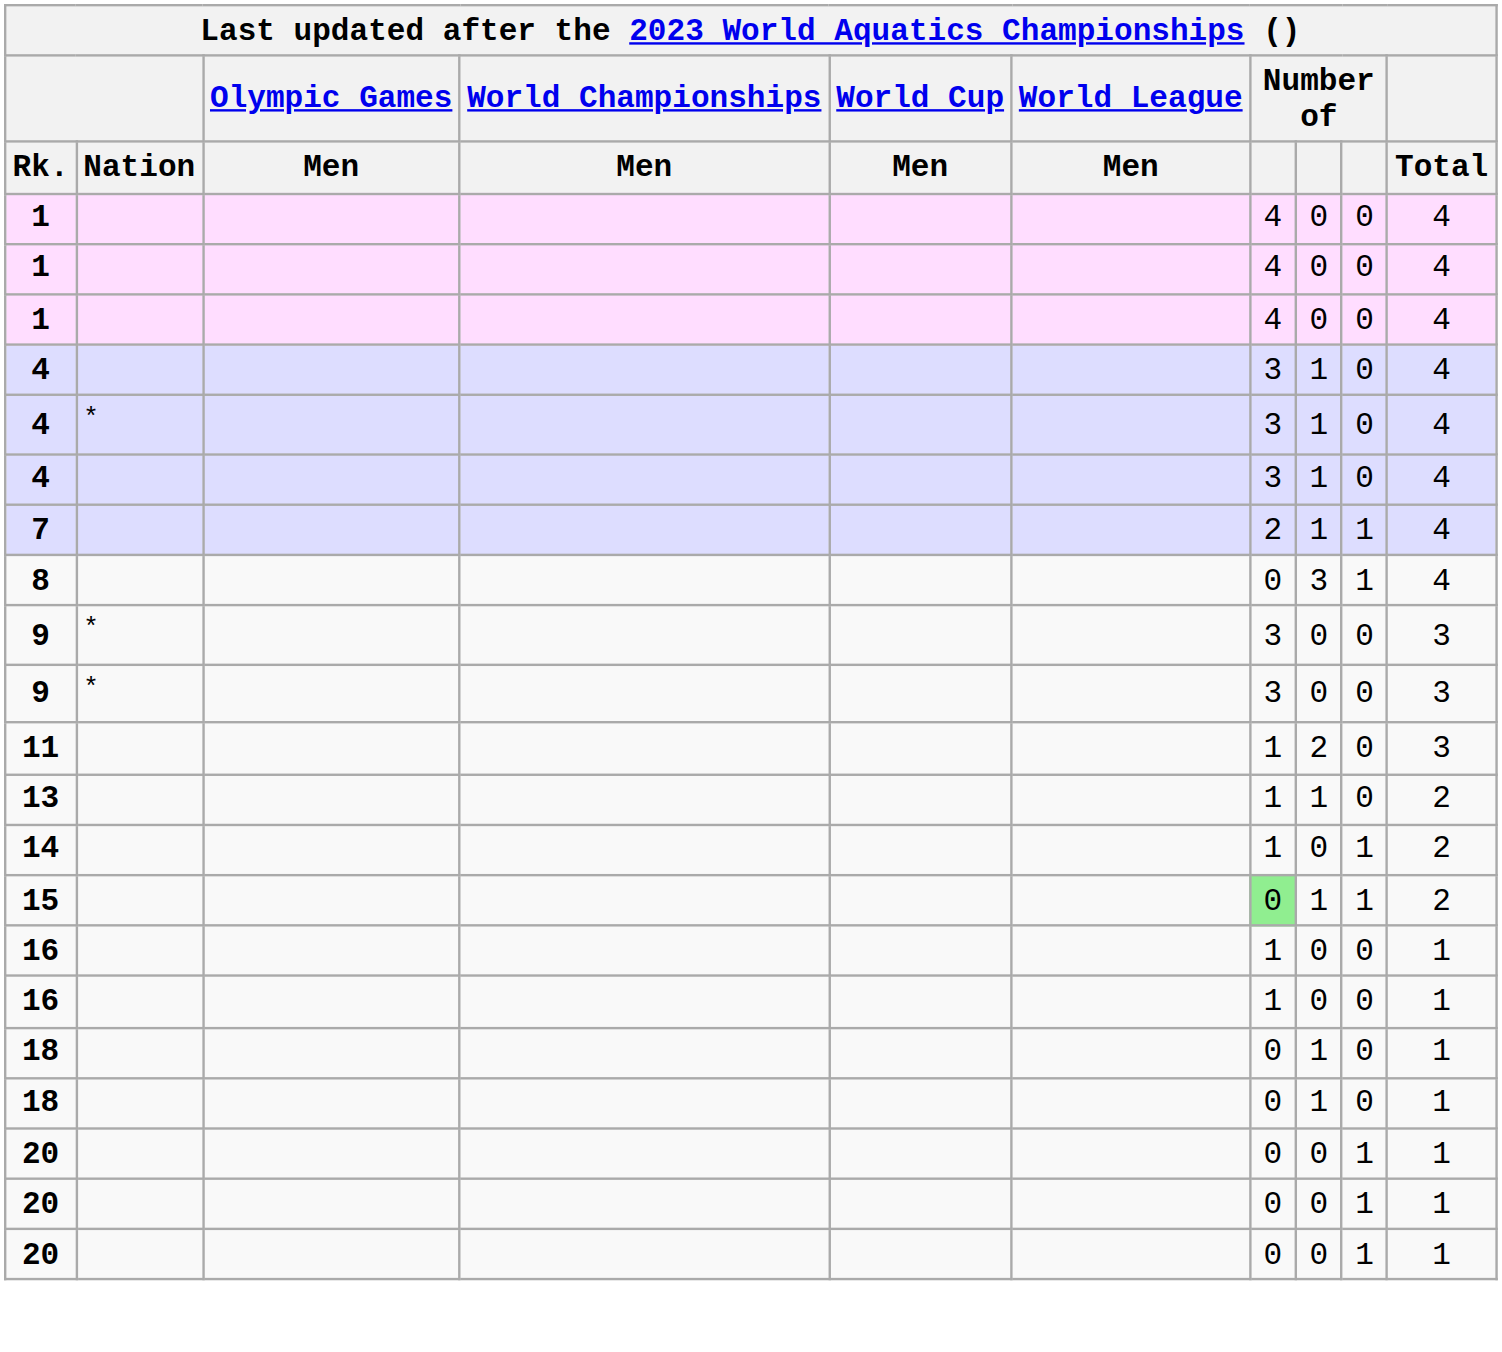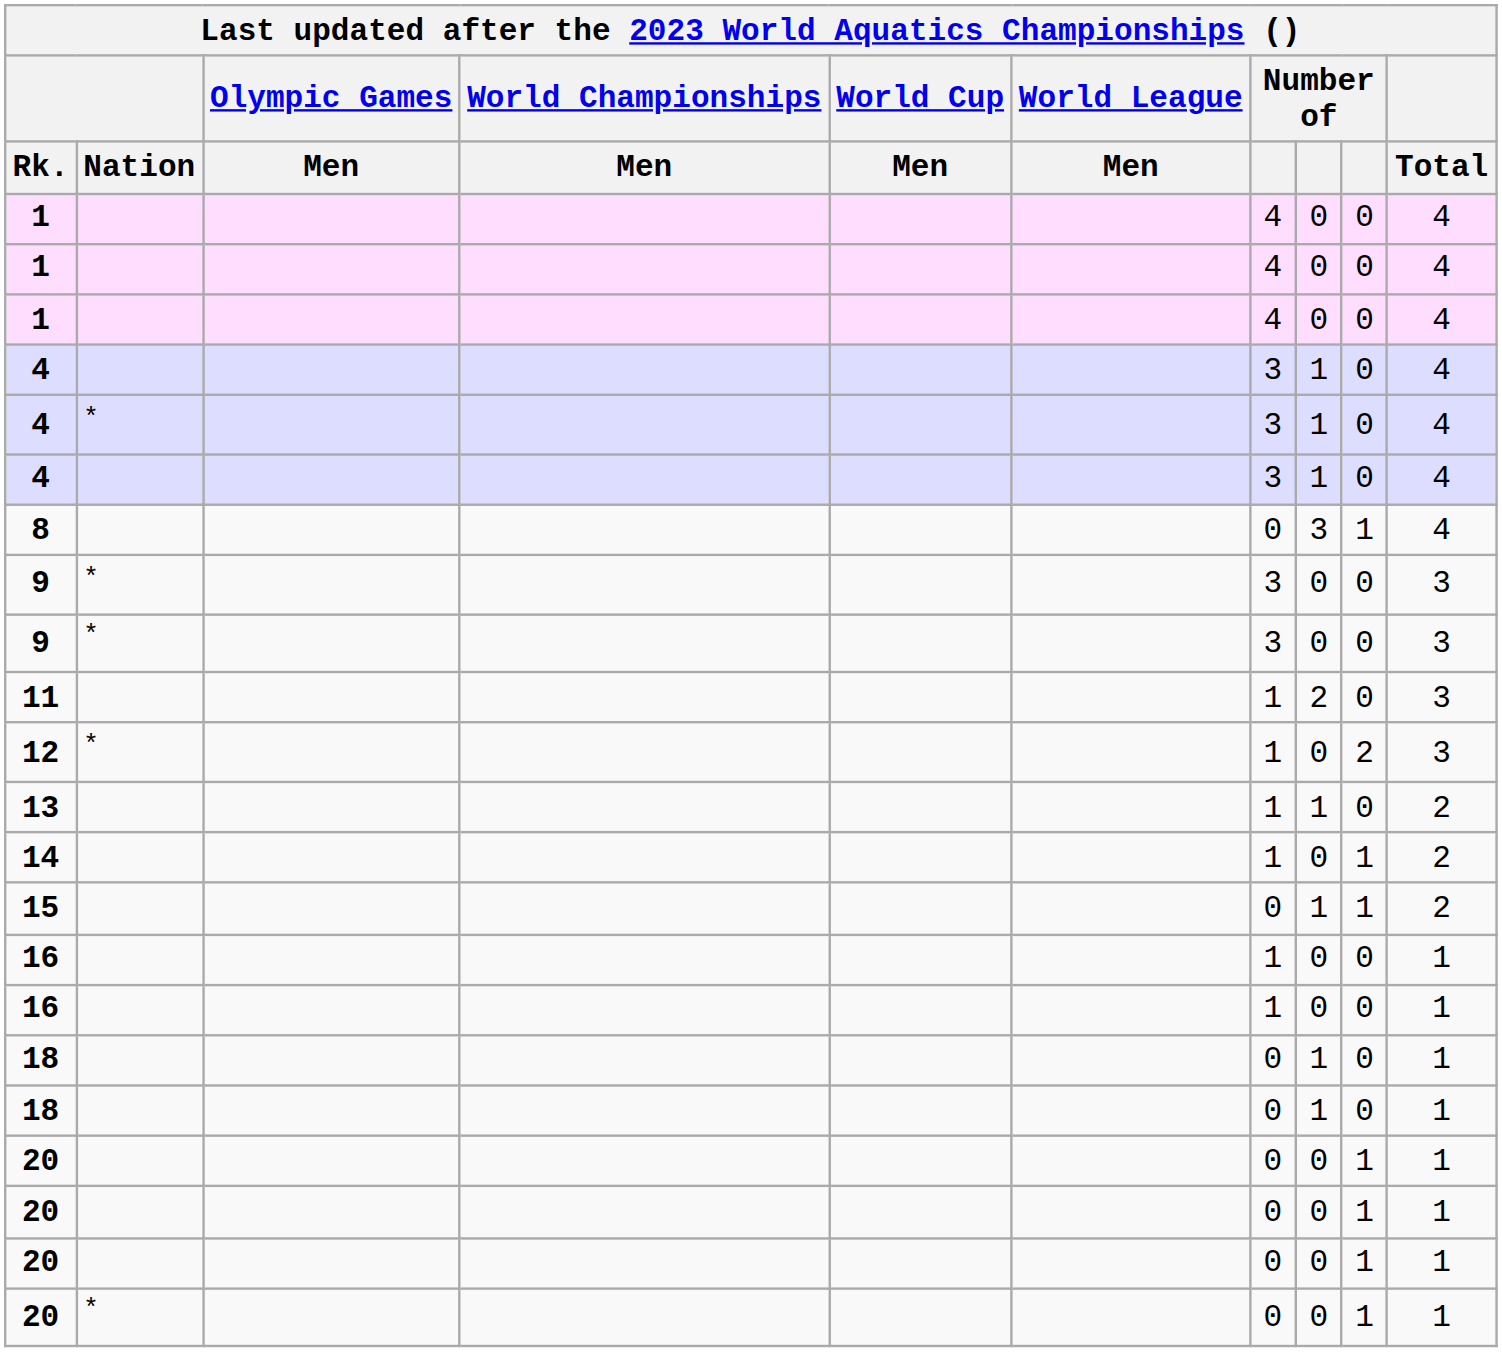- row: (41, 530)
+ row: (41, 752)
(1273, 900) lightgreen background -> (1273, 908) no background
+ row: (41, 1317)
